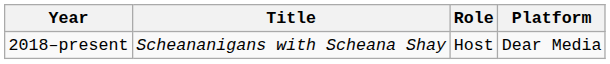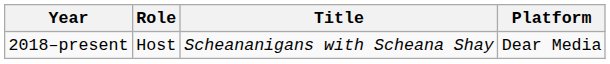columns swapped: (291, 18) <-> (474, 18)
